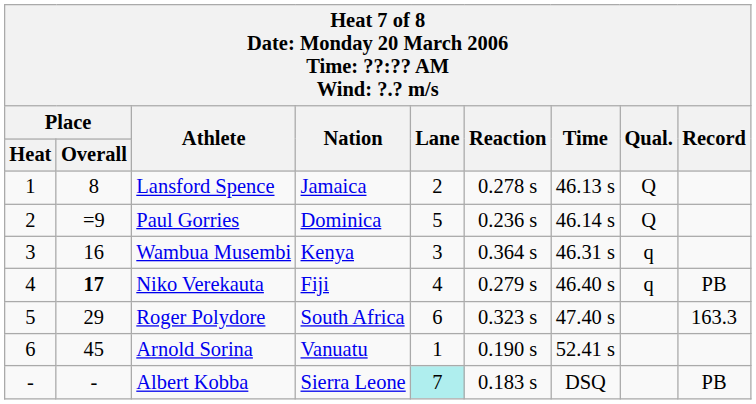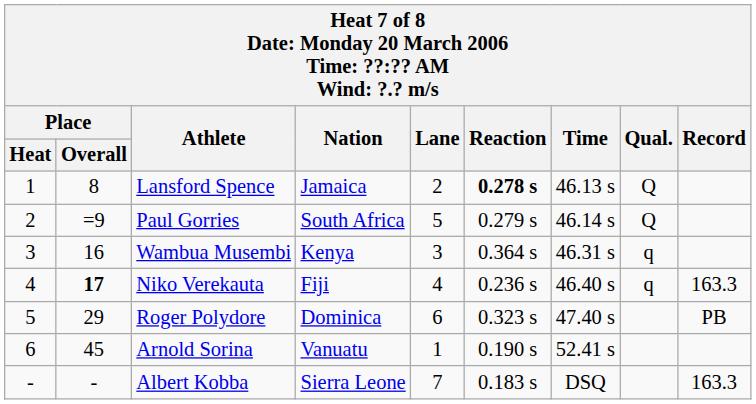(508, 187) normal -> (508, 187) bold
(341, 219) Dominica -> (353, 219) South Africa
(508, 219) 0.236 s -> (508, 219) 0.279 s
(508, 284) 0.279 s -> (508, 284) 0.236 s
(714, 284) PB -> (714, 284) 163.3
(353, 317) South Africa -> (341, 317) Dominica
(714, 317) 163.3 -> (714, 317) PB
(437, 382) paleturquoise background -> (437, 382) no background
(714, 382) PB -> (714, 382) 163.3
